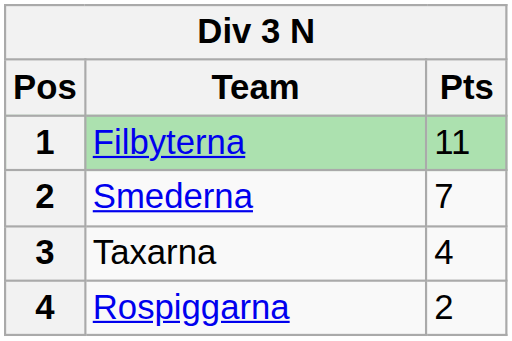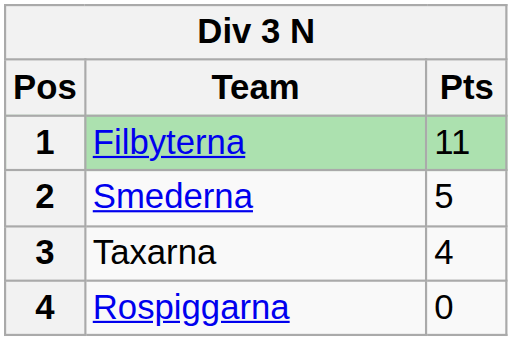(444, 197) 7 -> (444, 197) 5
(444, 307) 2 -> (444, 307) 0
